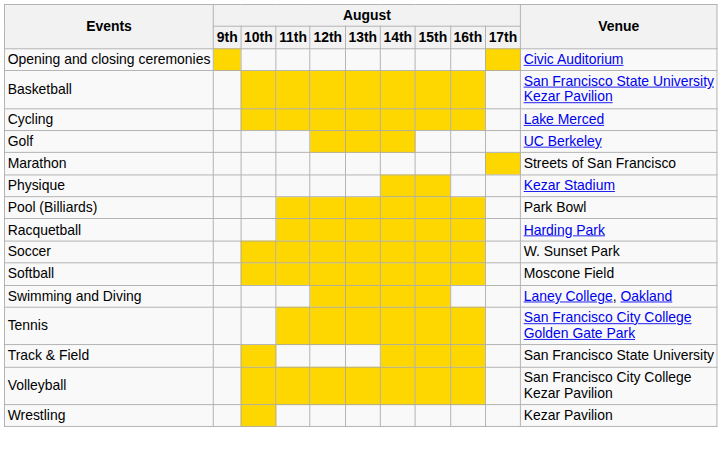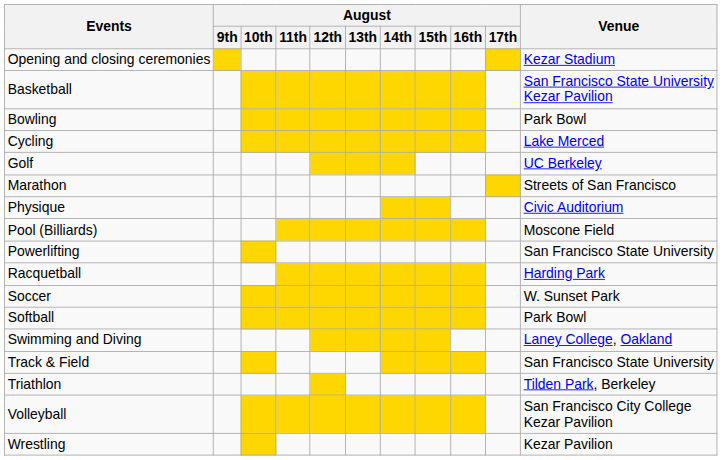(574, 59) Civic Auditorium -> (569, 59) Kezar Stadium
+ row: (32, 119)
(569, 185) Kezar Stadium -> (574, 207) Civic Auditorium
(555, 207) Park Bowl -> (569, 229) Moscone Field
+ row: (44, 251)
(569, 274) Moscone Field -> (555, 318) Park Bowl
- row: (28, 326)
+ row: (34, 384)
